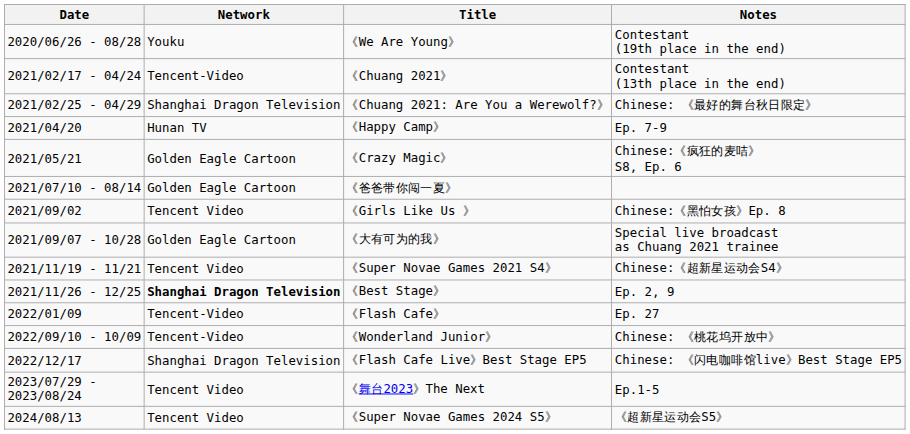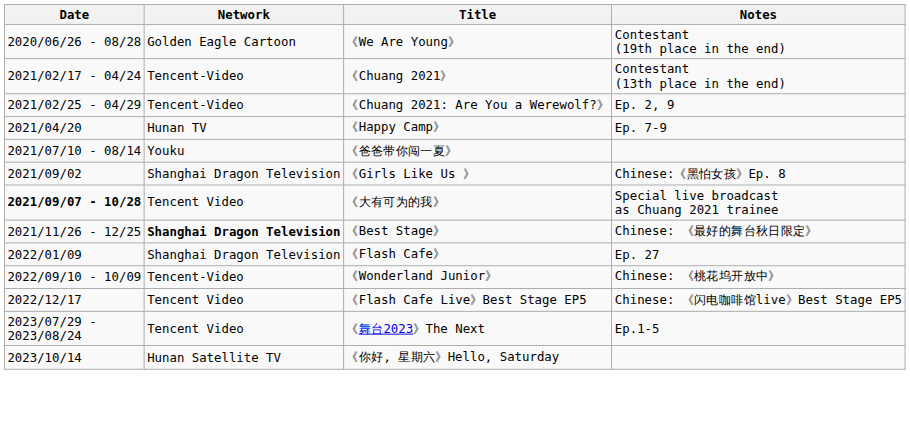(166, 42) Youku -> (221, 42) Golden Eagle Cartoon
(244, 105) Shanghai Dragon Television -> (195, 105) Tencent-Video
(716, 104) Chinese: 《最好的舞台秋日限定》 -> (645, 105) Ep. 2, 9
- row: (400, 157)
(221, 188) Golden Eagle Cartoon -> (166, 151) Youku
(195, 211) Tencent Video -> (244, 174) Shanghai Dragon Television
(74, 240) normal -> (74, 202) bold
(221, 240) Golden Eagle Cartoon -> (195, 202) Tencent Video
- row: (452, 268)
(645, 291) Ep. 2, 9 -> (716, 231) Chinese: 《最好的舞台秋日限定》
(195, 314) Tencent-Video -> (244, 254) Shanghai Dragon Television
(244, 360) Shanghai Dragon Television -> (195, 300) Tencent Video
+ row: (453, 357)
- row: (452, 417)
